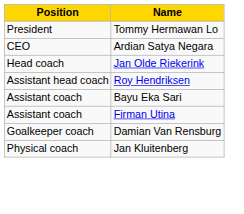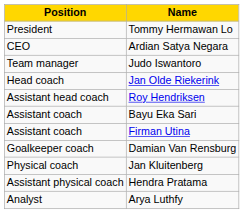+ row: (165, 64)
+ row: (168, 183)
+ row: (156, 200)
